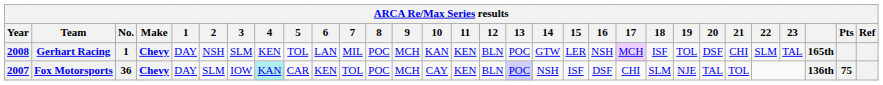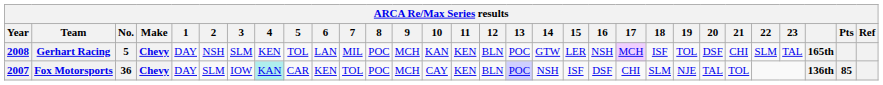(126, 51) 1 -> (126, 51) 5
(846, 70) 75 -> (846, 70) 85
